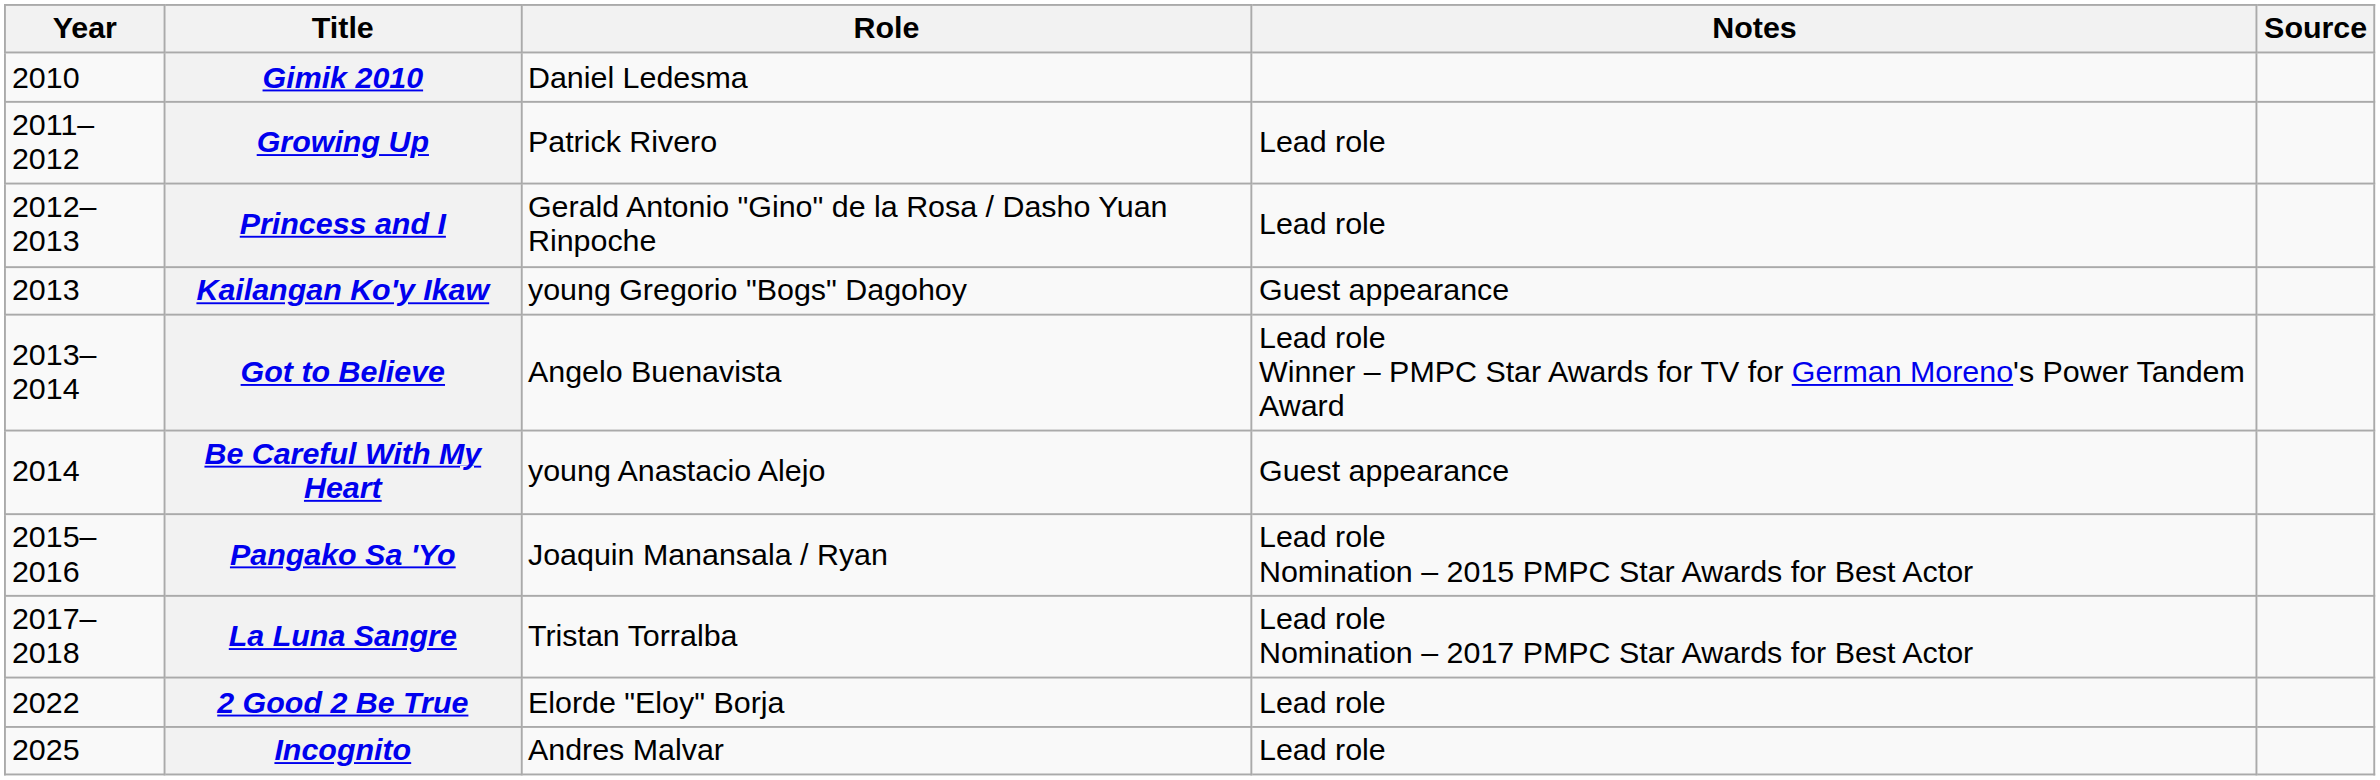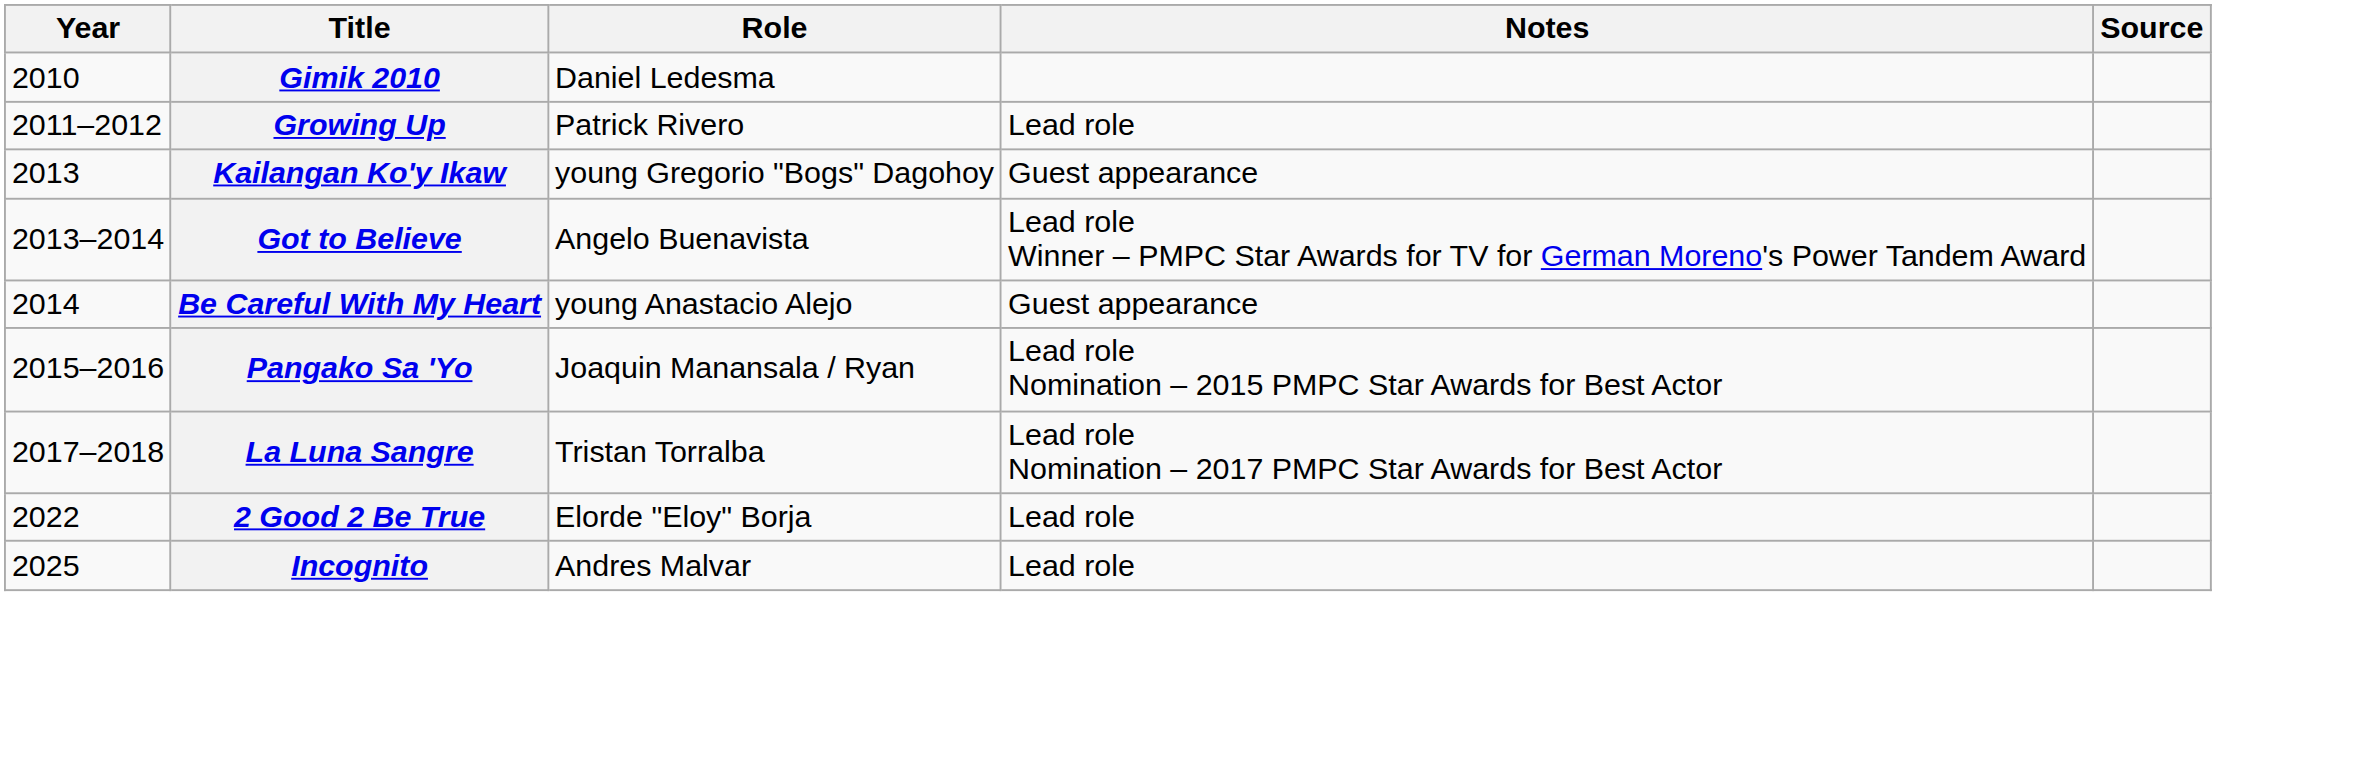- row: (343, 224)
